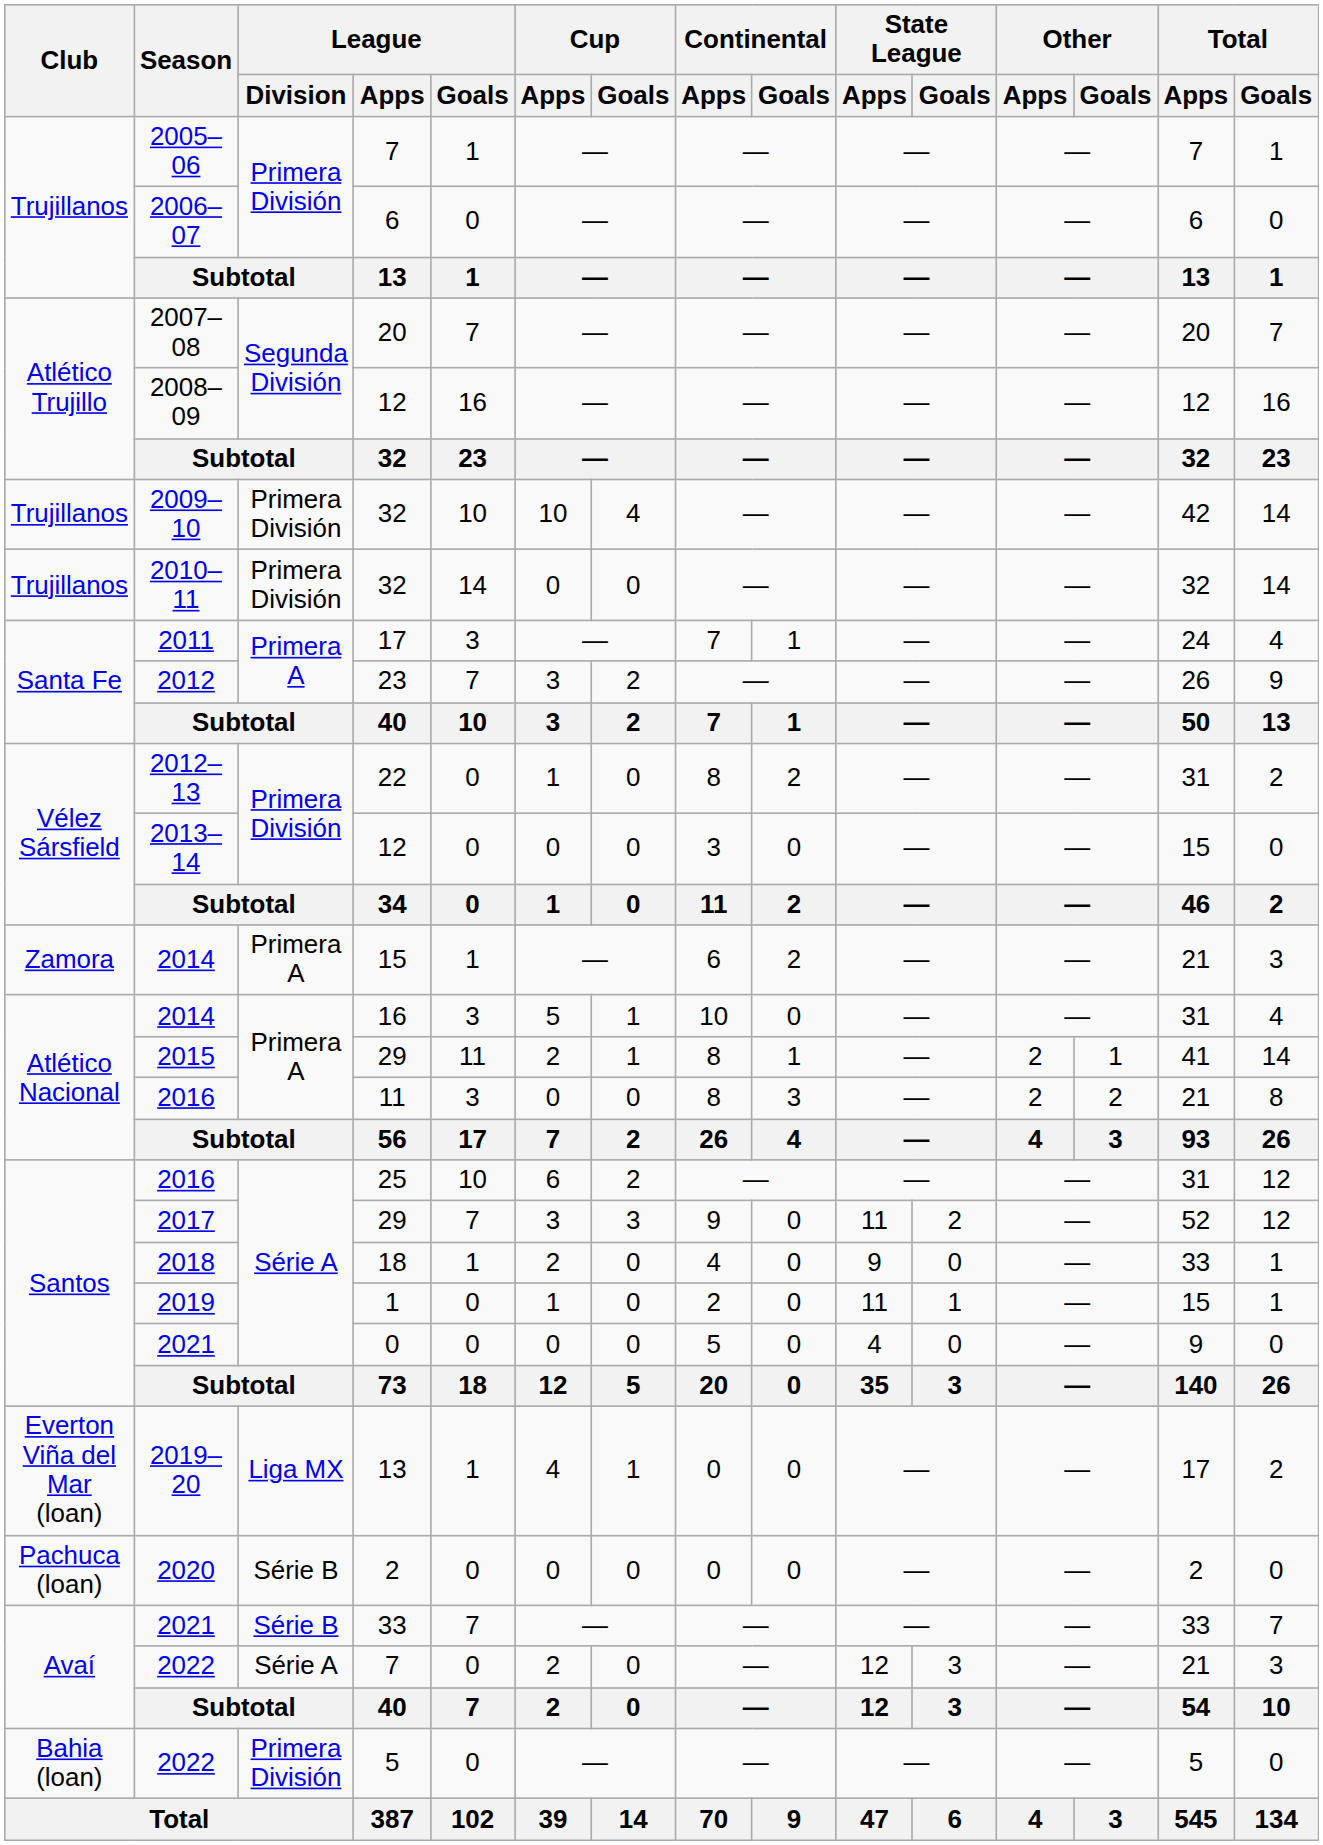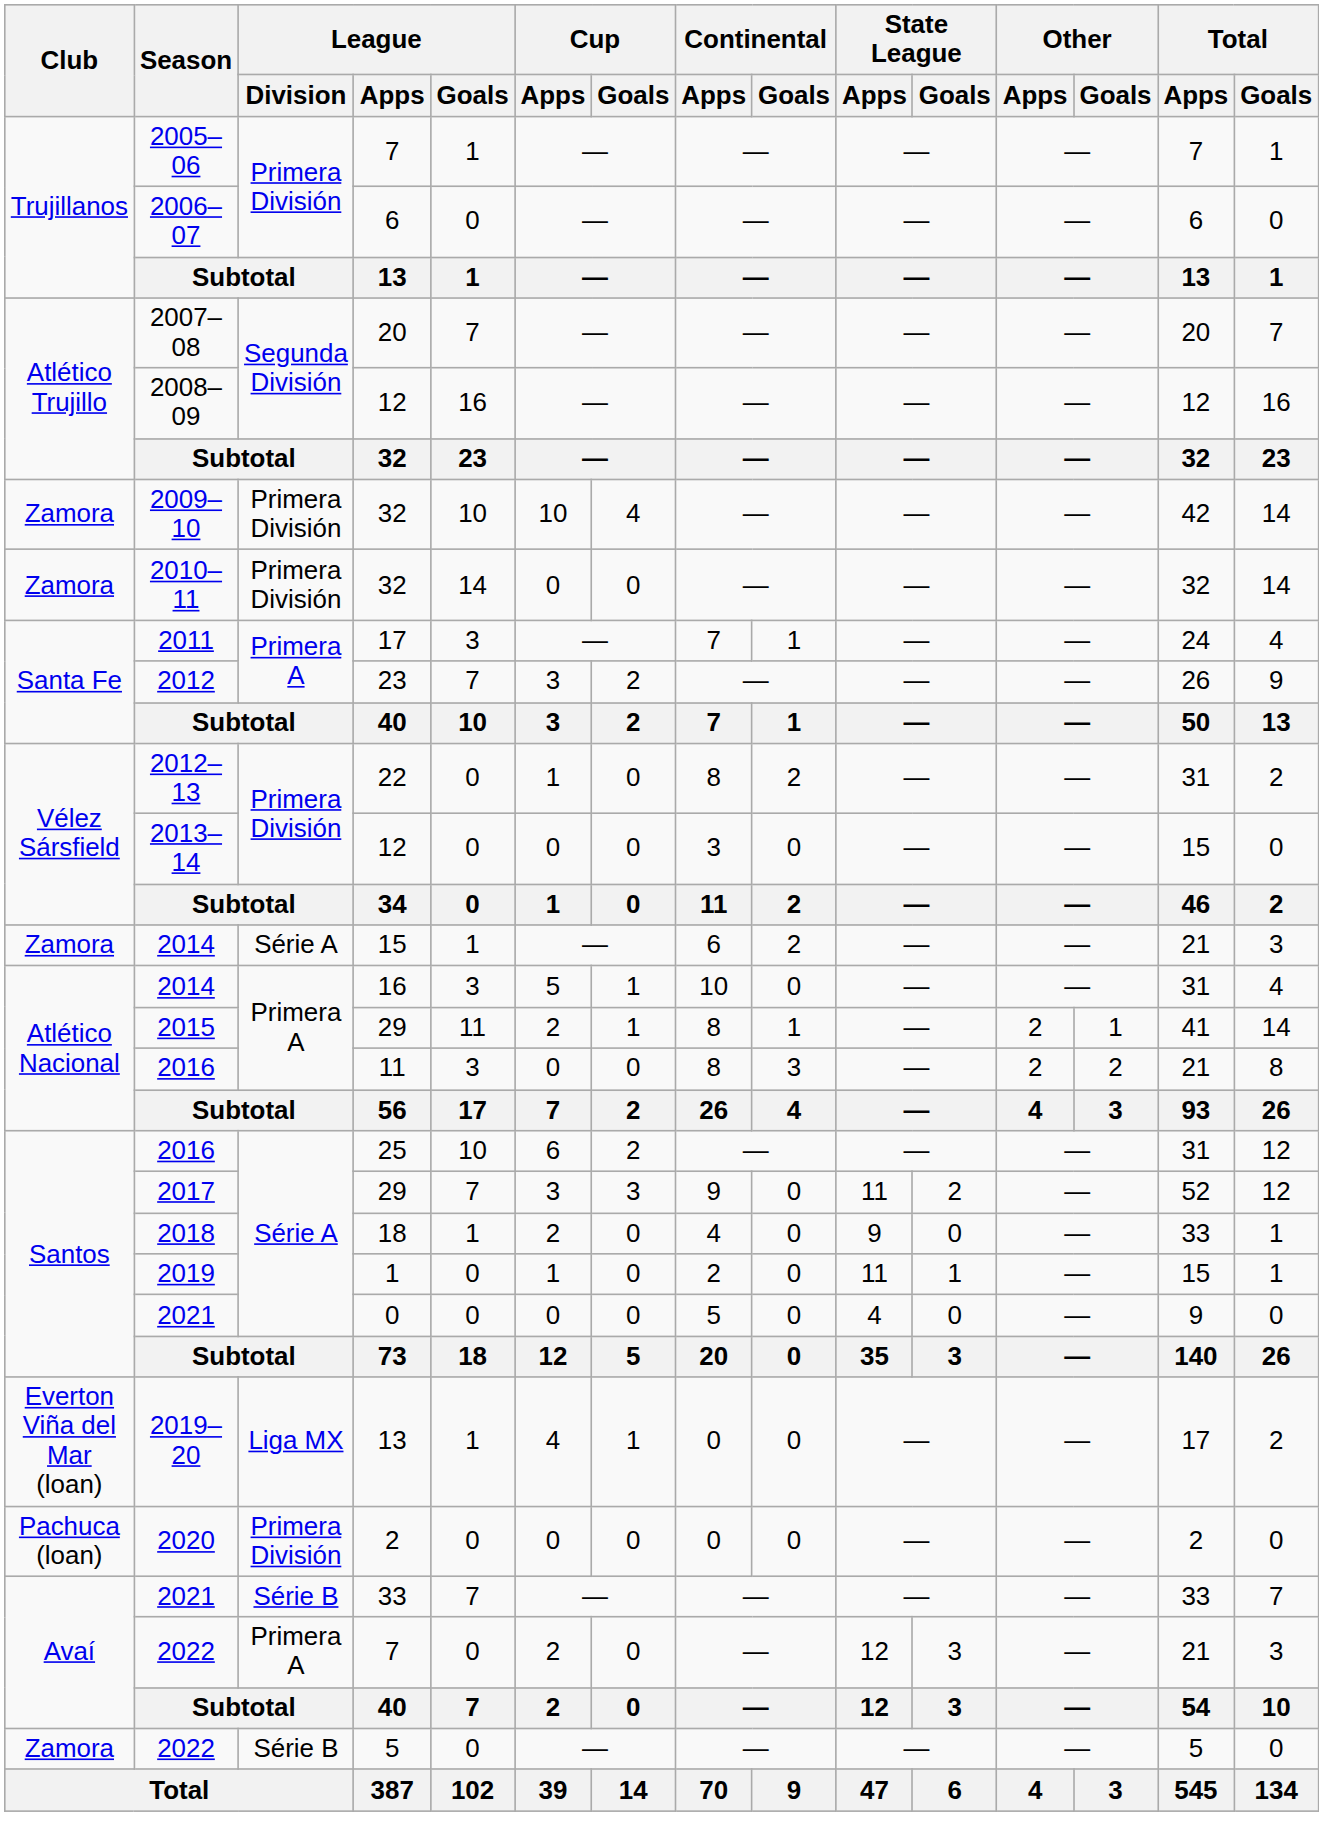(69, 514) Trujillanos -> (69, 514) Zamora
(69, 584) Trujillanos -> (69, 584) Zamora
(296, 959) Primera A -> (296, 945) Série A
(296, 1569) Série B -> (296, 1540) Primera División
(296, 1666) Série A -> (296, 1651) Primera A
(69, 1763) Bahia (loan) -> (69, 1748) Zamora
(296, 1763) Primera División -> (296, 1748) Série B
